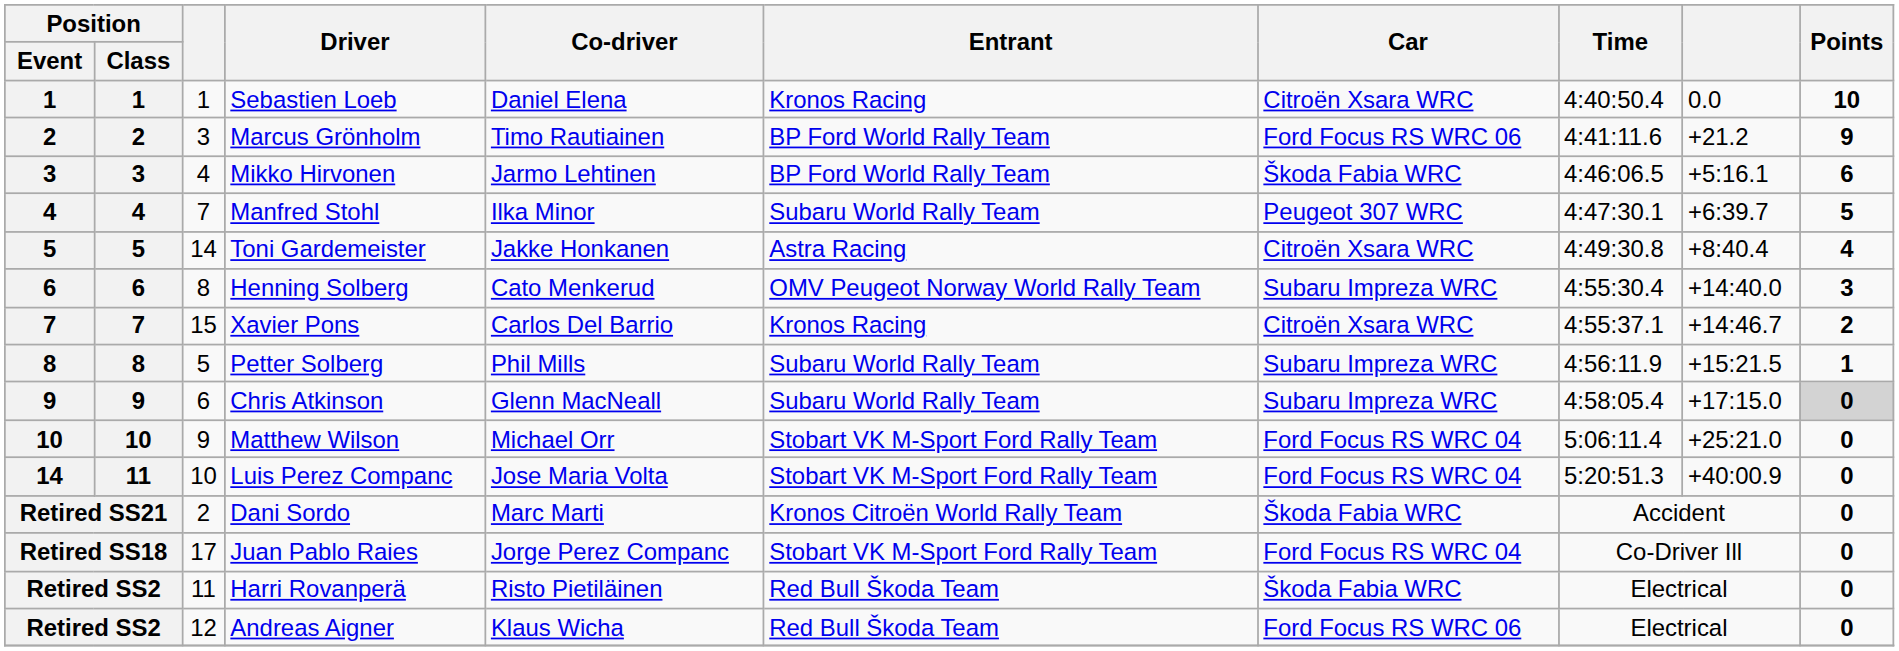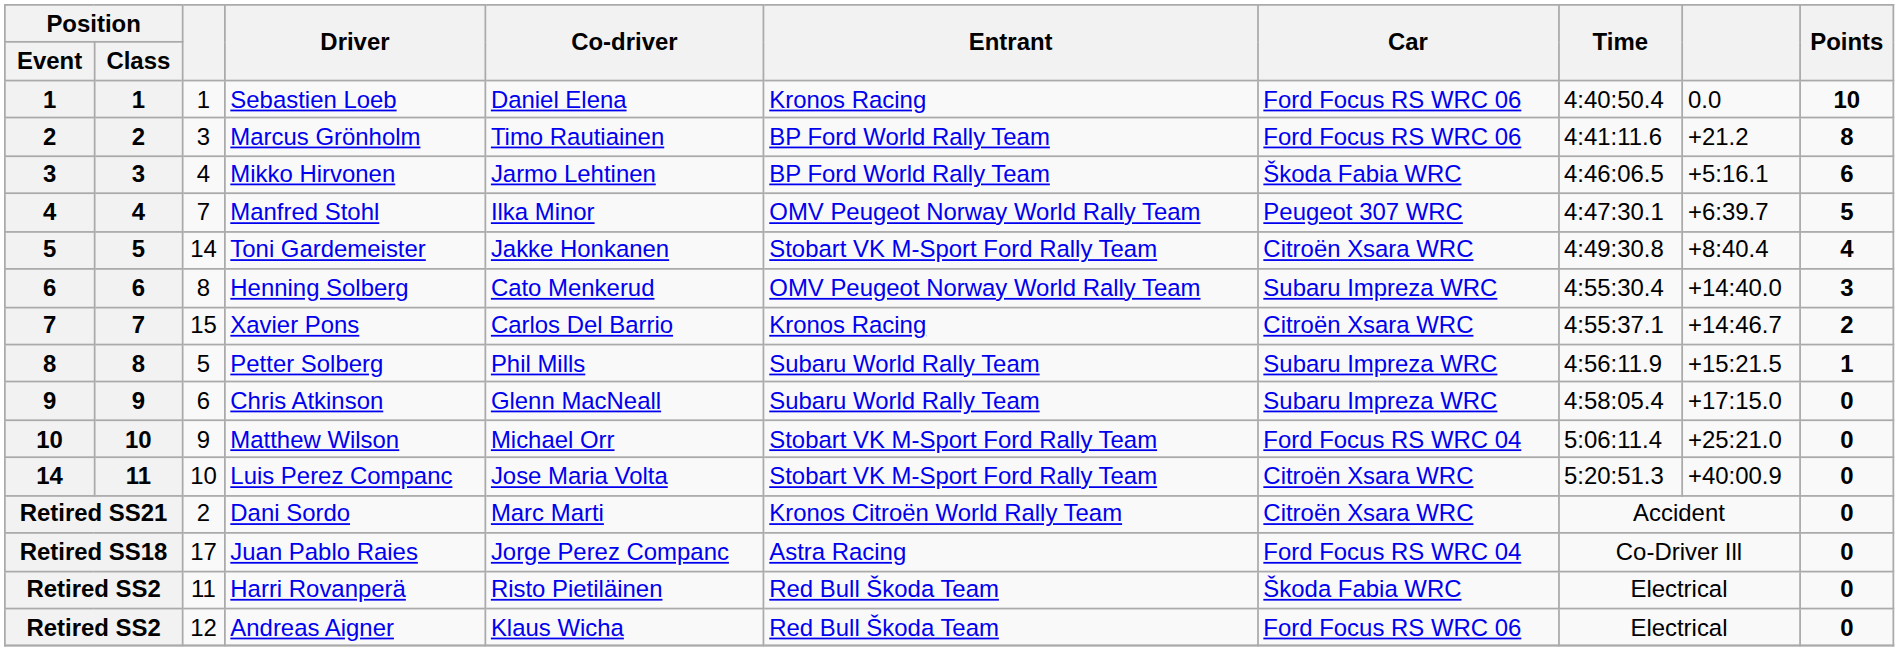(1368, 99) Citroën Xsara WRC -> (1392, 99) Ford Focus RS WRC 06
(1847, 137) 9 -> (1847, 137) 8
(904, 212) Subaru World Rally Team -> (985, 212) OMV Peugeot Norway World Rally Team
(838, 250) Astra Racing -> (963, 250) Stobart VK M-Sport Ford Rally Team
(1847, 401) lightgrey background -> (1847, 401) no background
(1392, 476) Ford Focus RS WRC 04 -> (1368, 476) Citroën Xsara WRC
(1362, 514) Škoda Fabia WRC -> (1368, 514) Citroën Xsara WRC
(963, 552) Stobart VK M-Sport Ford Rally Team -> (838, 552) Astra Racing
